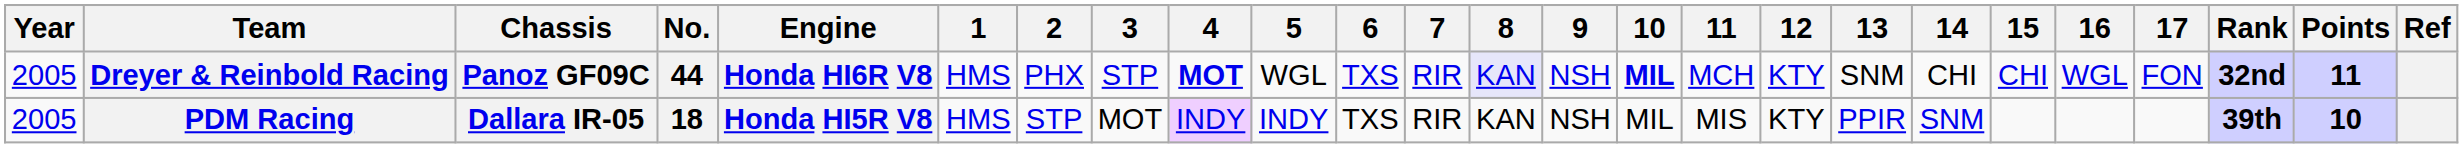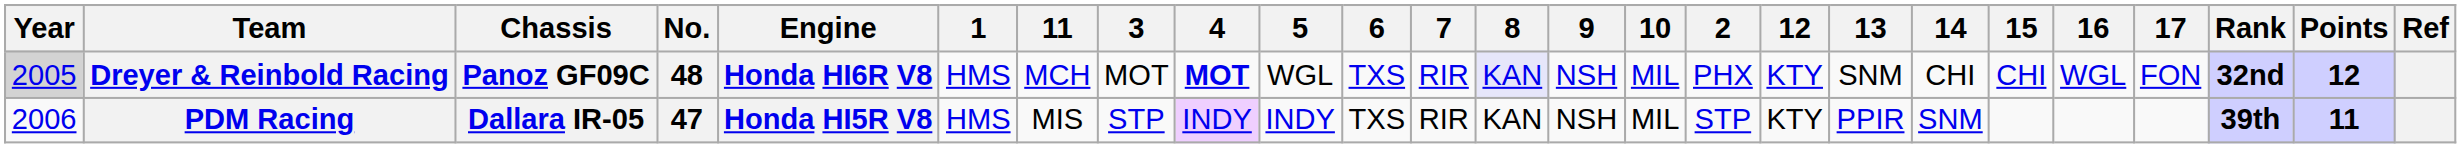columns swapped: (1054, 28) <-> (1721, 28)
(44, 74) no background -> (44, 74) lightgrey background
(687, 74) 44 -> (687, 74) 48
(1130, 74) STP -> (1136, 74) MOT
(1649, 74) bold -> (1655, 74) normal
(2346, 74) 11 -> (2344, 74) 12
(44, 120) 2005 -> (44, 120) 2006
(687, 120) 18 -> (687, 120) 47
(1130, 120) MOT -> (1136, 120) STP
(2346, 120) 10 -> (2344, 120) 11
